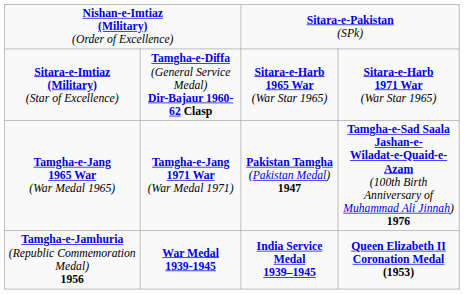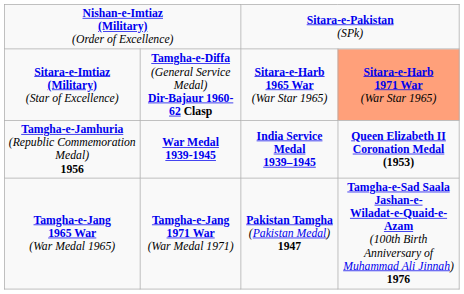(399, 84) no background -> (399, 84) lightsalmon background
rows swapped: (72, 175) <-> (72, 259)
